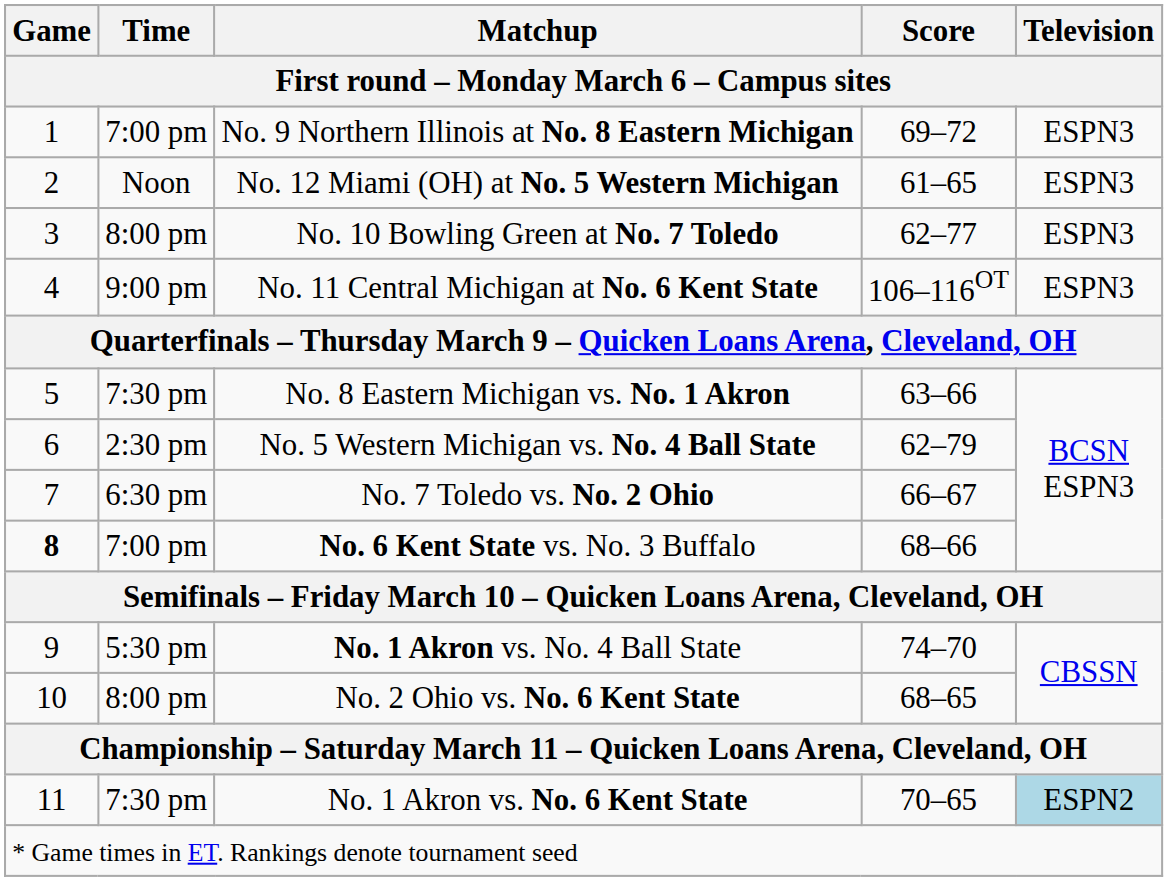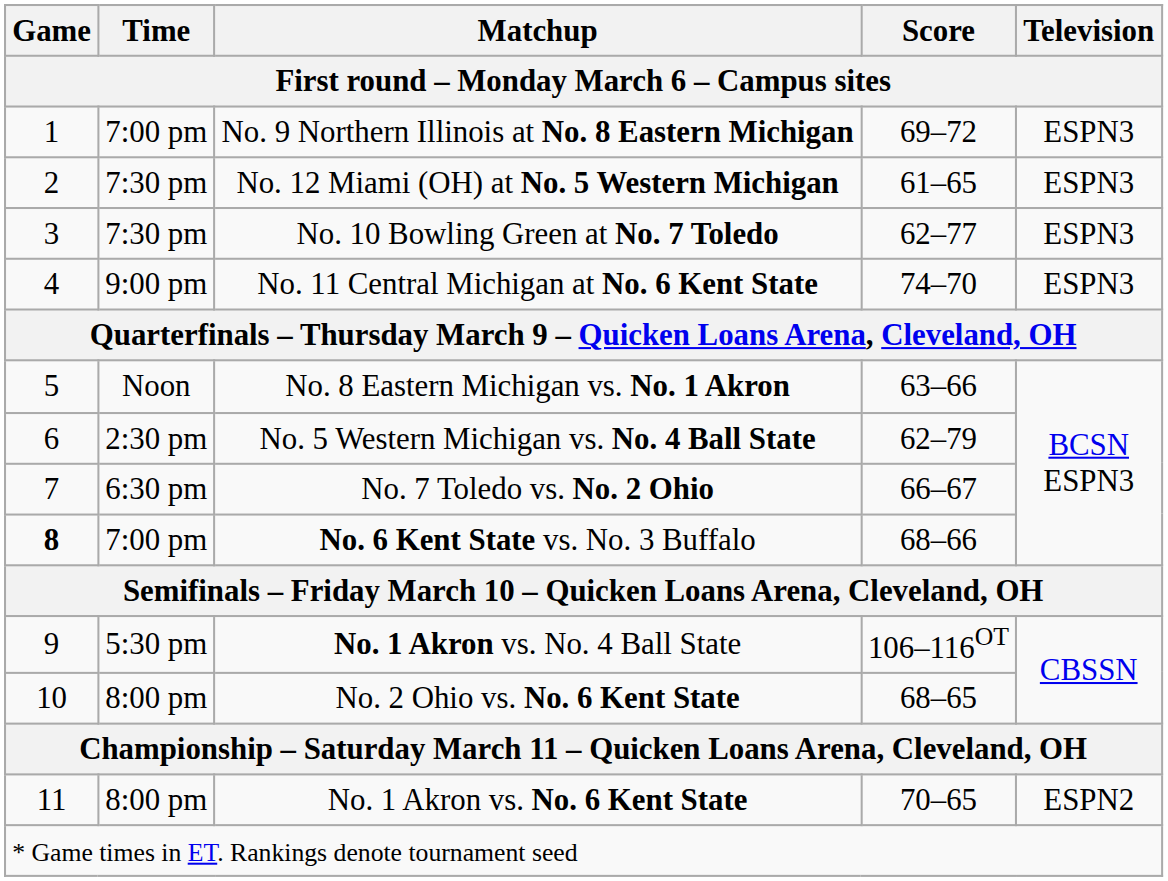(156, 182) Noon -> (156, 182) 7:30 pm
(156, 233) 8:00 pm -> (156, 233) 7:30 pm
(938, 287) 106–116OT -> (938, 284) 74–70
(156, 392) 7:30 pm -> (156, 386) Noon
(938, 646) 74–70 -> (938, 643) 106–116OT
(156, 799) 7:30 pm -> (156, 799) 8:00 pm
(1089, 799) lightblue background -> (1089, 799) no background
